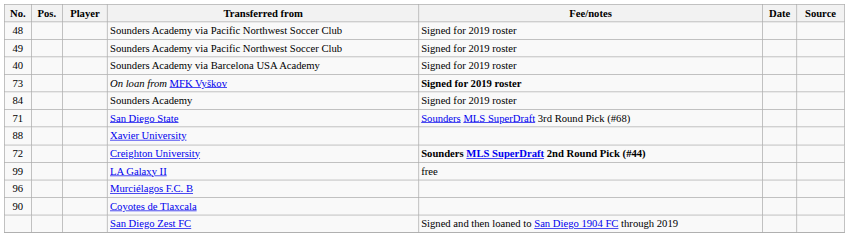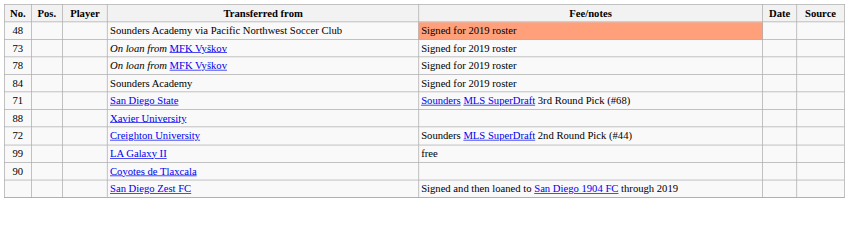(469, 31) no background -> (469, 31) lightsalmon background
- row: (18, 48)
- row: (18, 66)
(471, 83) bold -> (469, 48) normal
+ row: (18, 66)
(533, 153) bold -> (527, 136) normal
- row: (18, 188)
